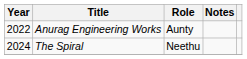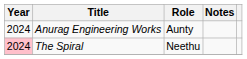(19, 29) 2022 -> (19, 29) 2024
(19, 46) no background -> (19, 46) pink background
